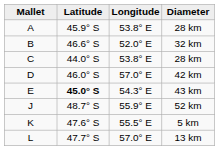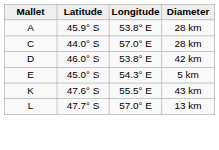- row: (31, 43)
(136, 59) 53.8° E -> (136, 43) 57.0° E
(136, 75) 57.0° E -> (136, 59) 53.8° E
(83, 91) bold -> (83, 75) normal
(188, 91) 43 km -> (188, 75) 5 km
- row: (31, 106)
(188, 122) 5 km -> (188, 91) 43 km
